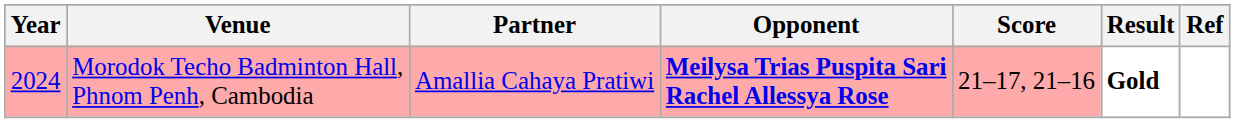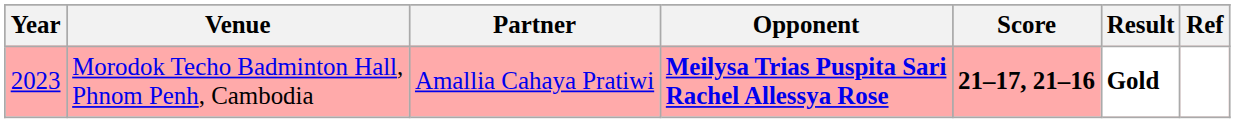(36, 81) 2024 -> (36, 81) 2023
(1027, 81) normal -> (1027, 81) bold
